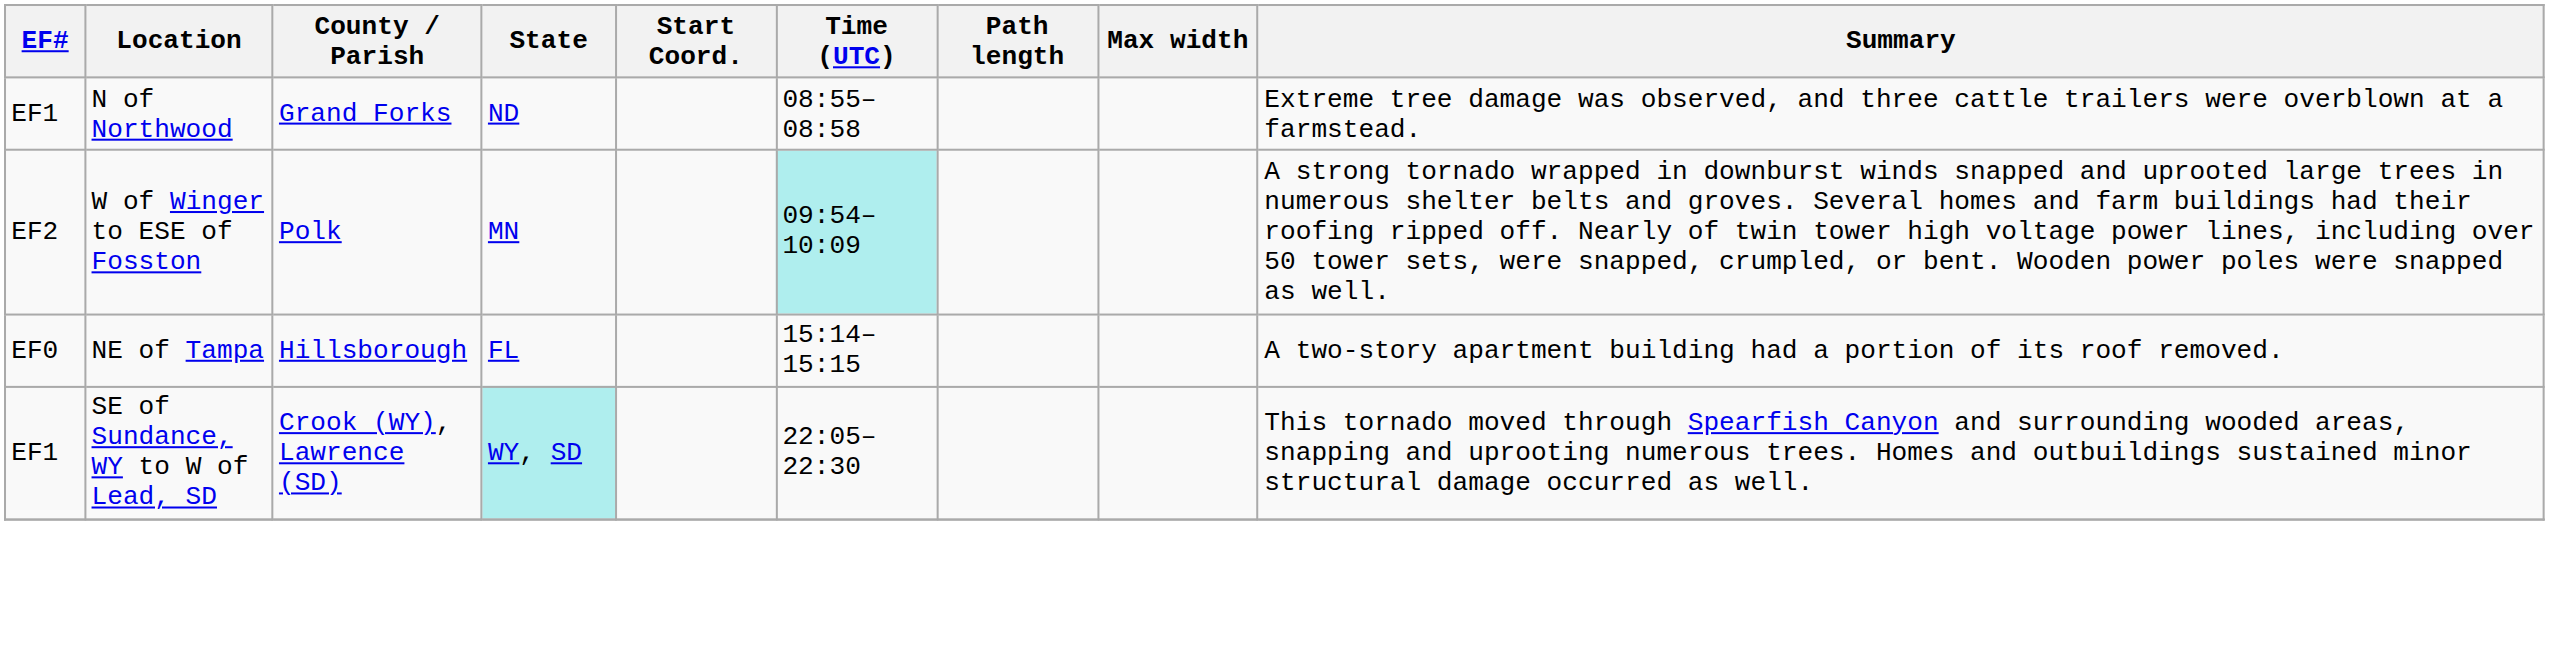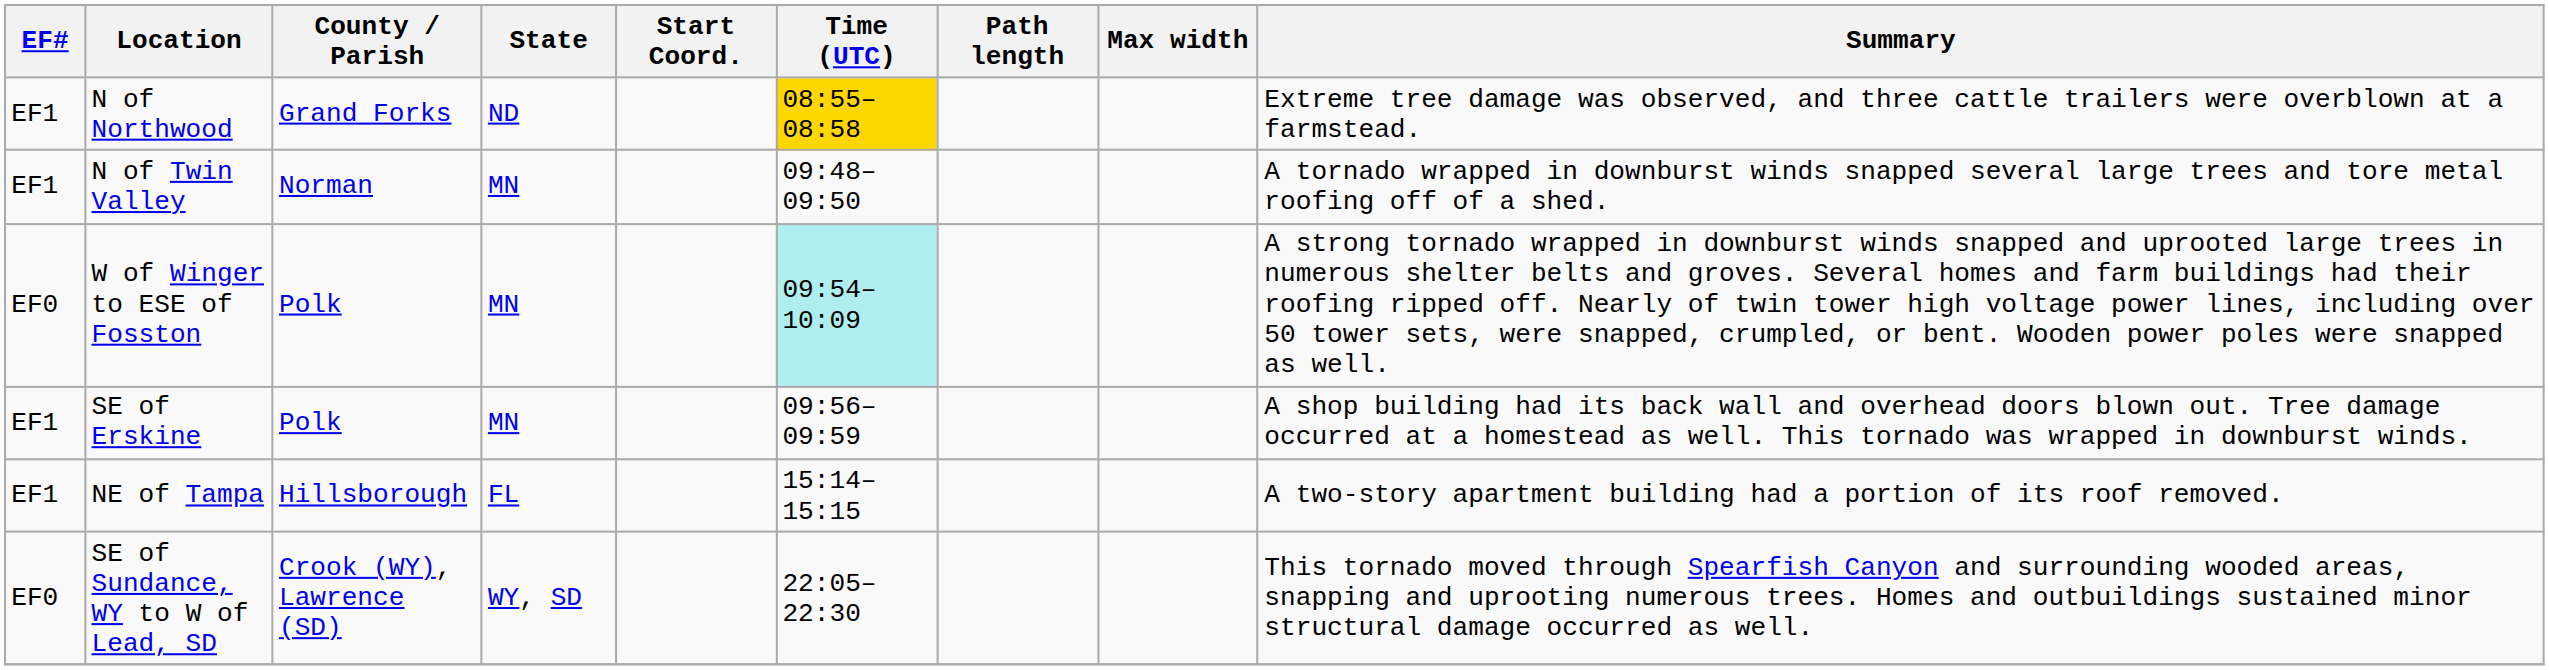(829, 114) no background -> (829, 114) gold background
+ row: (162, 187)
(35, 232) EF2 -> (35, 305) EF0
+ row: (146, 423)
(35, 350) EF0 -> (35, 496) EF1
(35, 453) EF1 -> (35, 598) EF0
(535, 453) paleturquoise background -> (535, 598) no background
